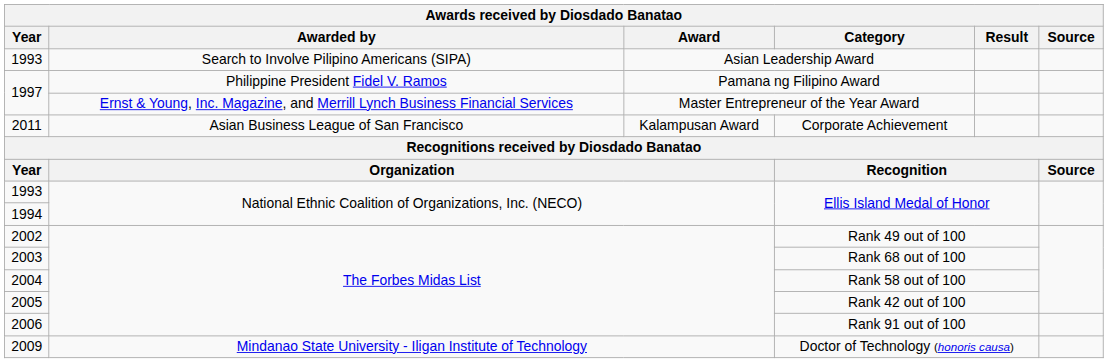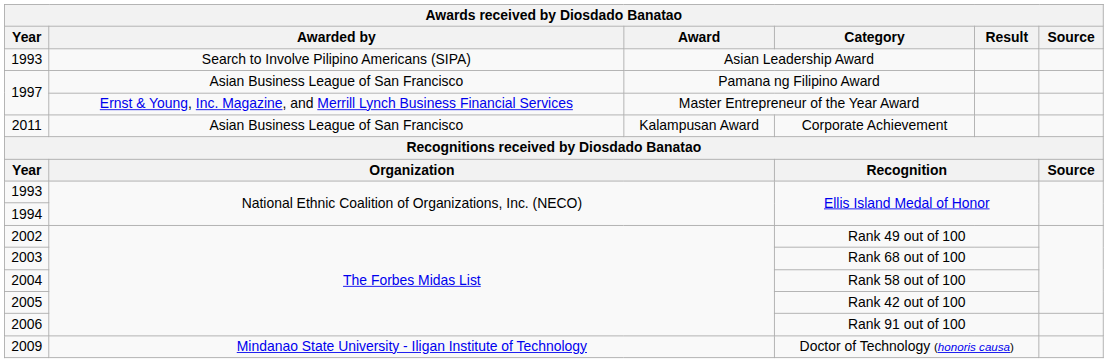(336, 81) Philippine President Fidel V. Ramos -> (336, 81) Asian Business League of San Francisco
